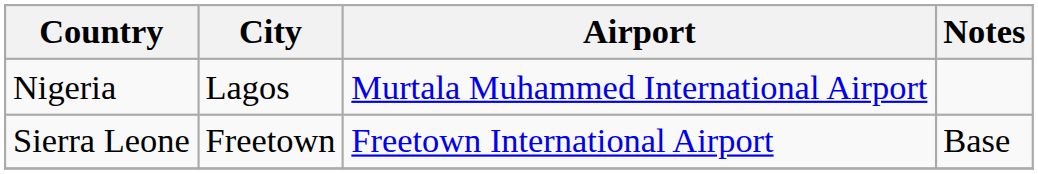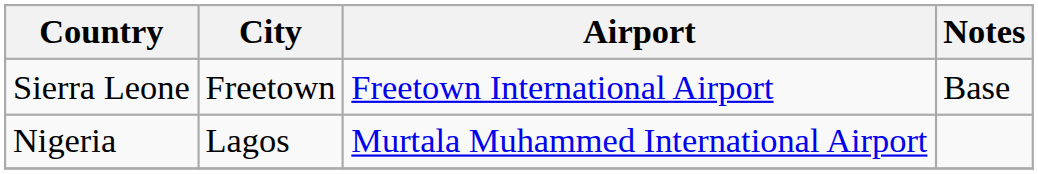rows swapped: (101, 140) <-> (65, 86)
